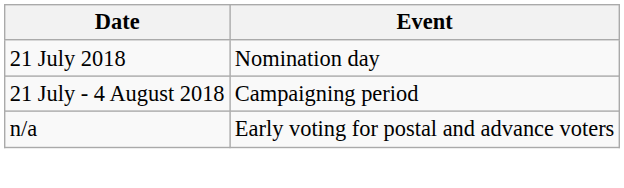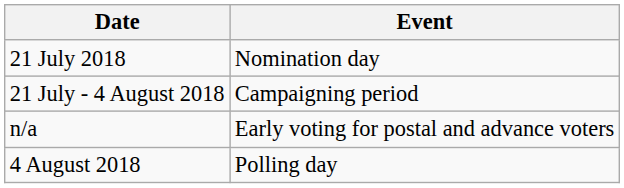+ row: (75, 164)
